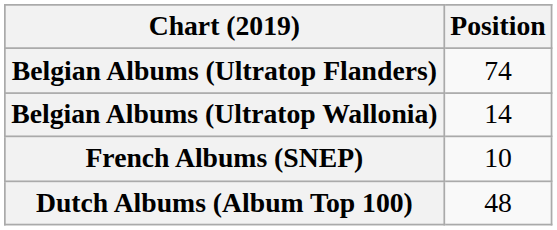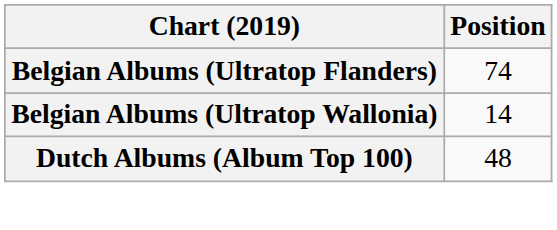- row: (224, 158)
